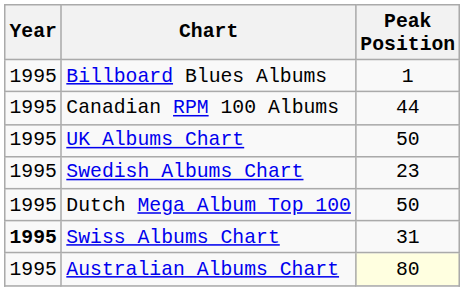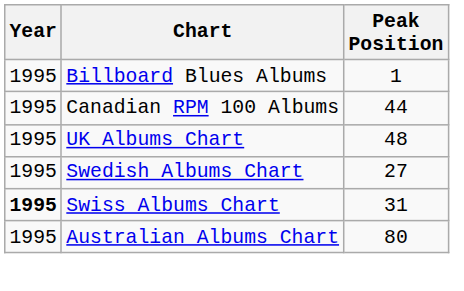(408, 140) 50 -> (396, 140) 48
(408, 172) 23 -> (396, 172) 27
- row: (209, 205)
(408, 269) lightyellow background -> (396, 237) no background
